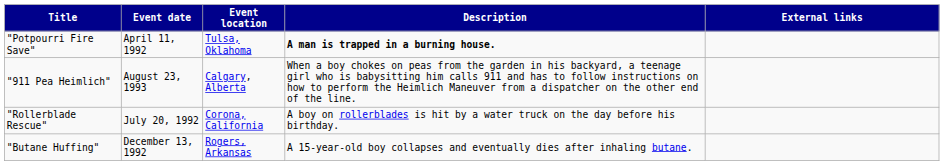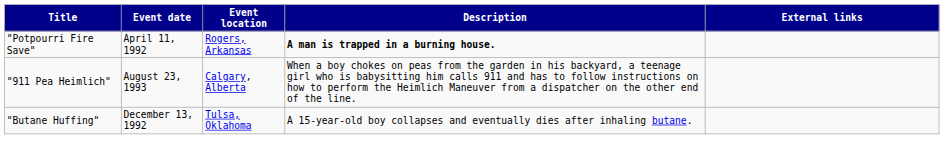(228, 45) Tulsa, Oklahoma -> (228, 45) Rogers, Arkansas
- row: (41, 120)
(228, 147) Rogers, Arkansas -> (228, 120) Tulsa, Oklahoma
